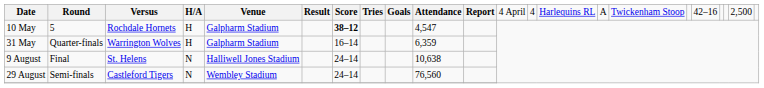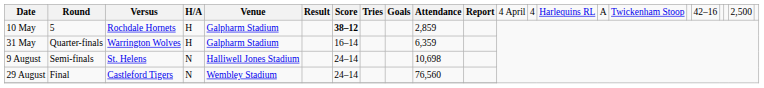(426, 28) 4,547 -> (426, 28) 2,859
(60, 59) Final -> (72, 59) Semi-finals
(428, 59) 10,638 -> (428, 59) 10,698
(72, 75) Semi-finals -> (60, 75) Final
